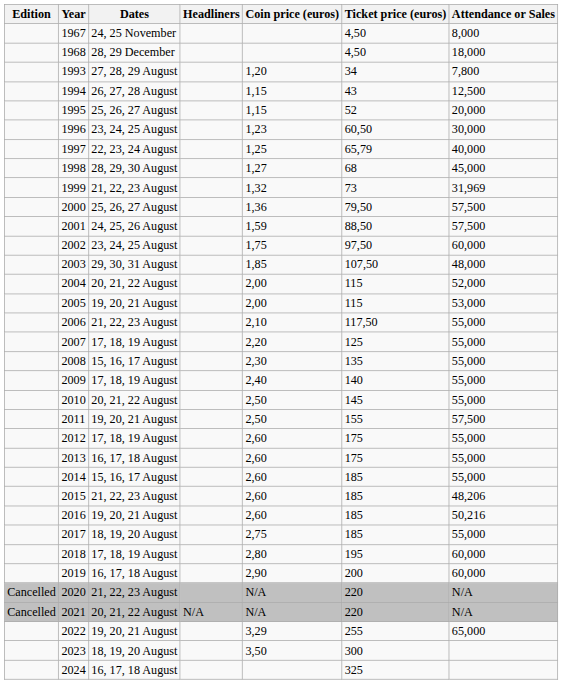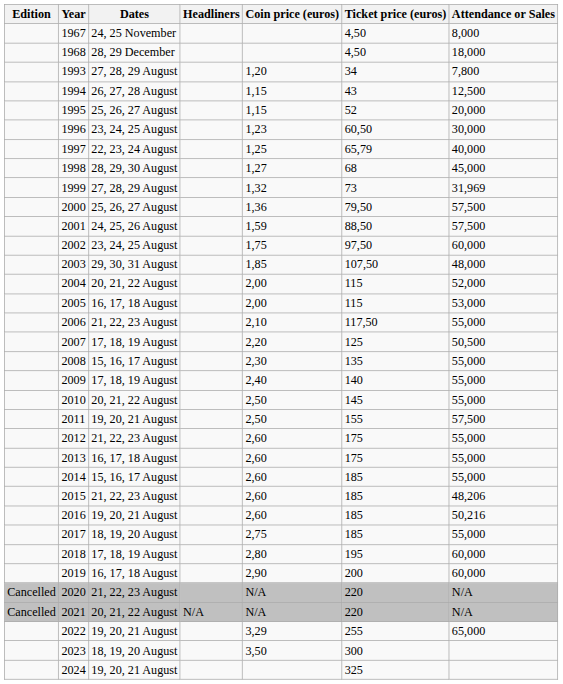(134, 187) 21, 22, 23 August -> (134, 187) 27, 28, 29 August
(134, 303) 19, 20, 21 August -> (134, 303) 16, 17, 18 August
(469, 341) 55,000 -> (469, 341) 50,500
(134, 438) 17, 18, 19 August -> (134, 438) 21, 22, 23 August
(134, 669) 16, 17, 18 August -> (134, 669) 19, 20, 21 August
